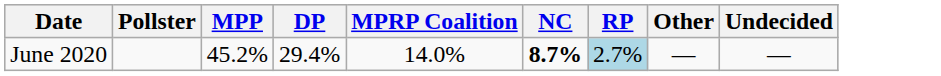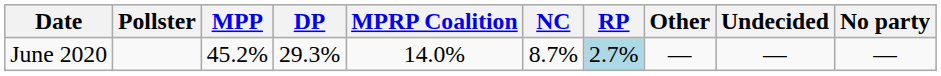+ column: (885, 21)
(310, 53) 29.4% -> (310, 53) 29.3%
(555, 53) bold -> (553, 53) normal
